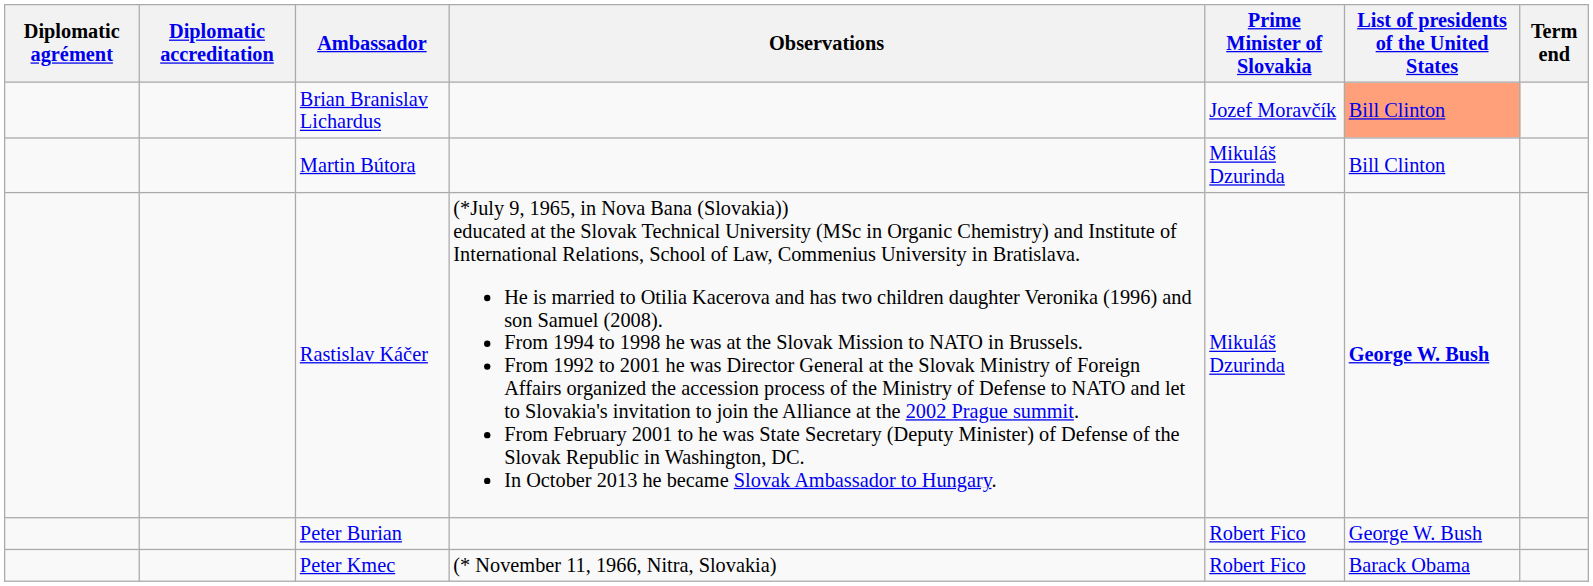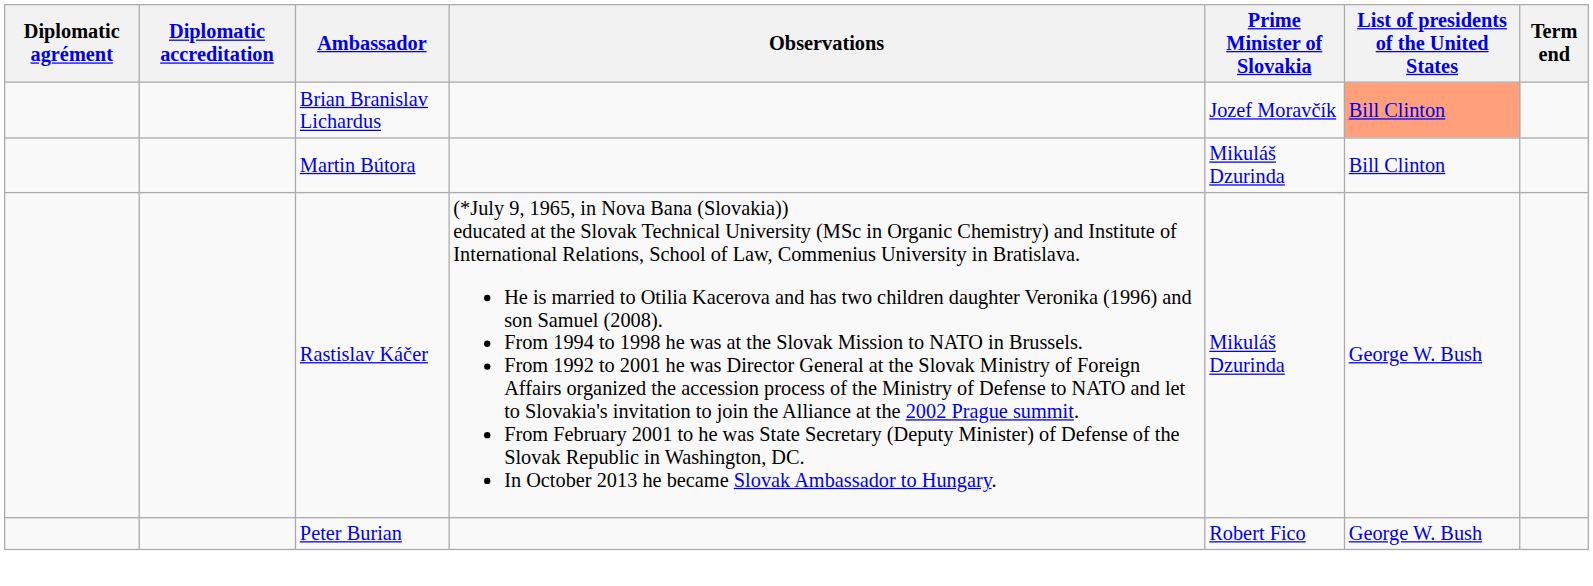(1419, 354) bold -> (1415, 354) normal
- row: (348, 565)
